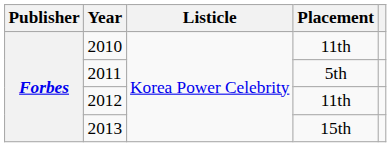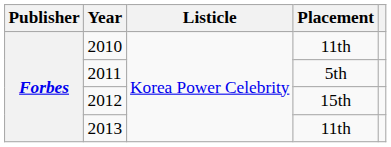(336, 100) 11th -> (336, 100) 15th
(336, 127) 15th -> (336, 127) 11th
